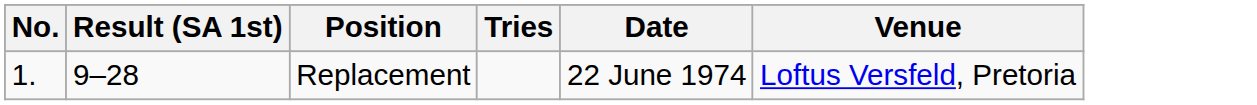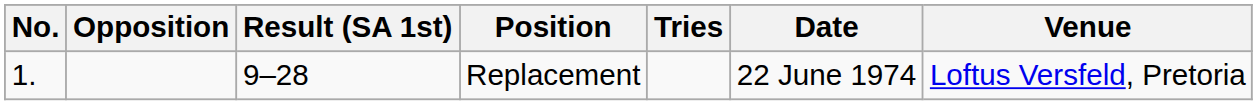+ column: (151, 27)
